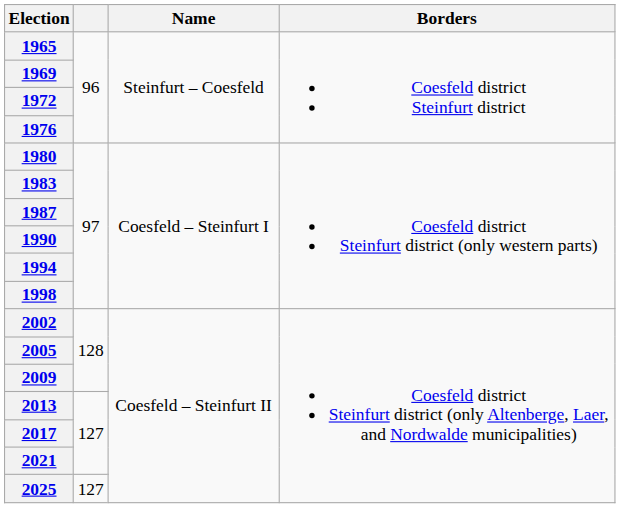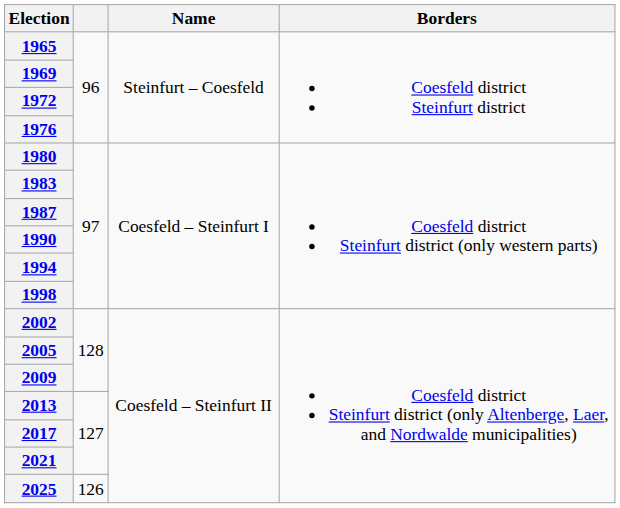(91, 488) 127 -> (91, 488) 126
